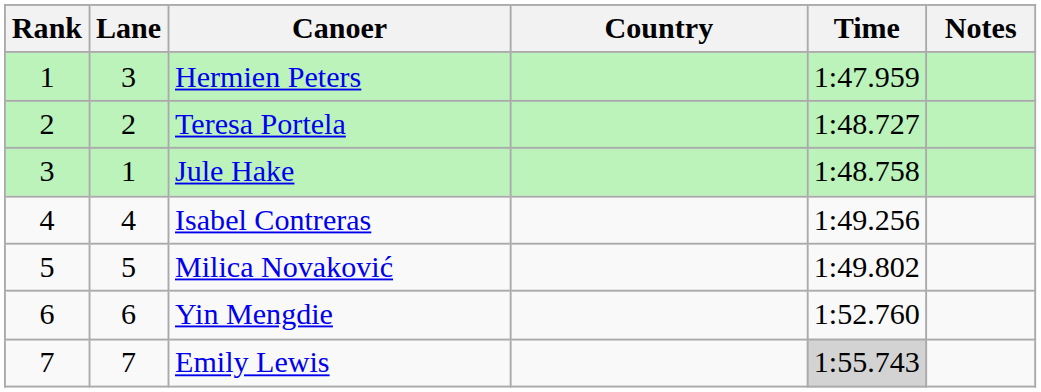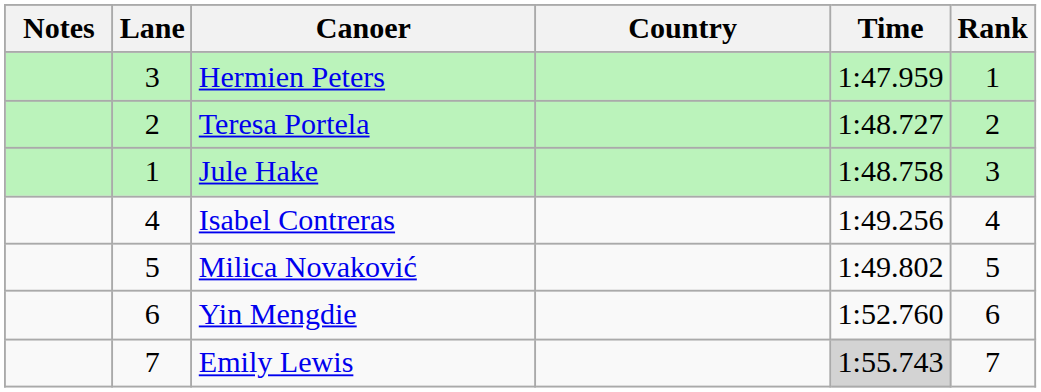columns swapped: (47, 28) <-> (981, 28)
